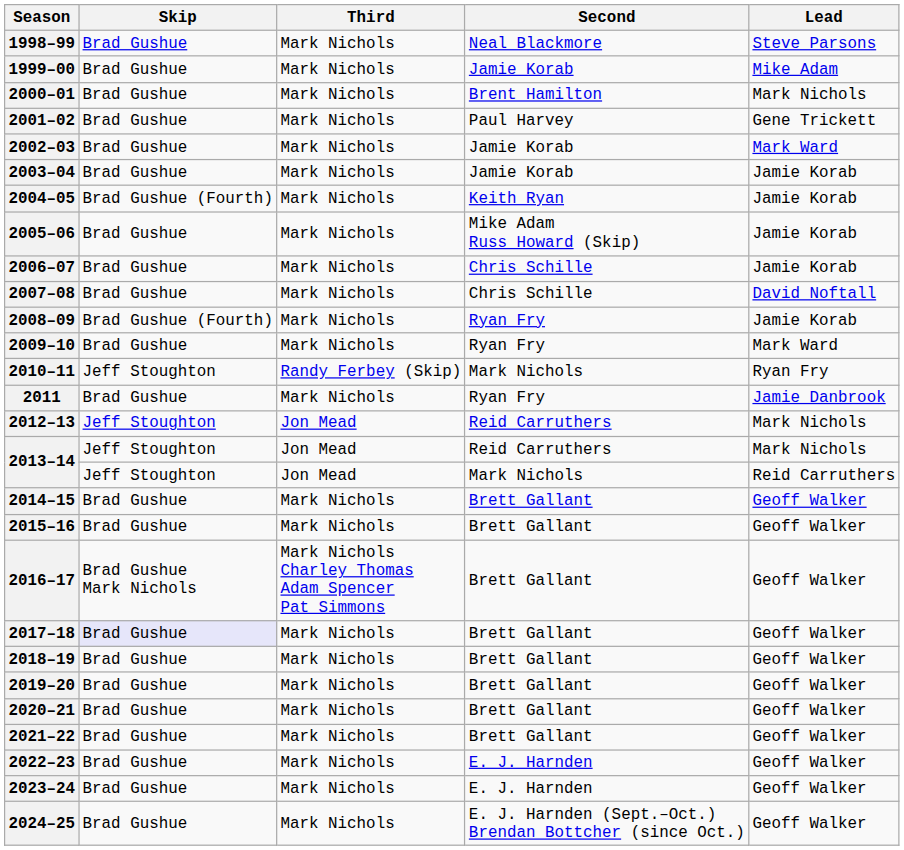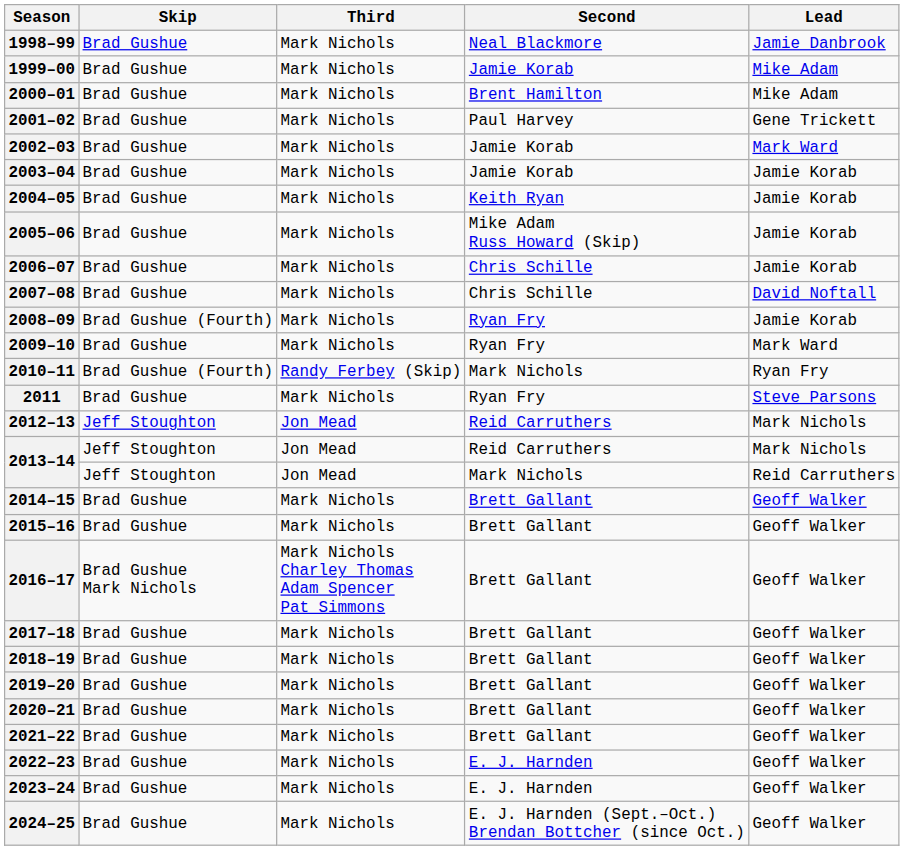(814, 43) Steve Parsons -> (819, 43) Jamie Danbrook
(810, 95) Mark Nichols -> (795, 95) Mike Adam
(178, 198) Brad Gushue (Fourth) -> (135, 198) Brad Gushue
(149, 372) Jeff Stoughton -> (178, 372) Brad Gushue (Fourth)
(819, 398) Jamie Danbrook -> (814, 398) Steve Parsons
(135, 634) lavender background -> (135, 634) no background
